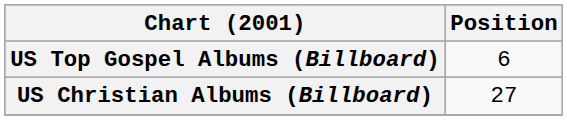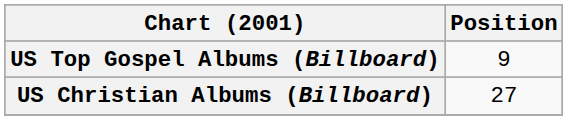(504, 60) 6 -> (504, 60) 9
